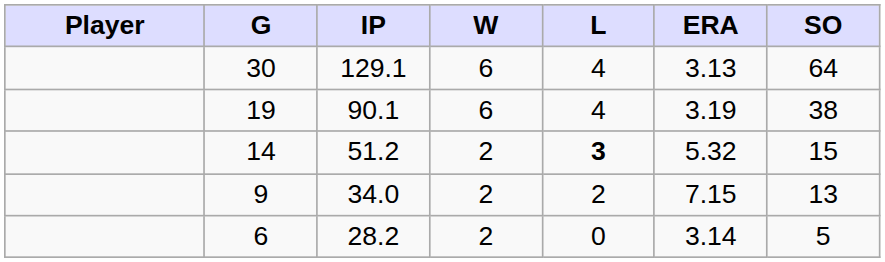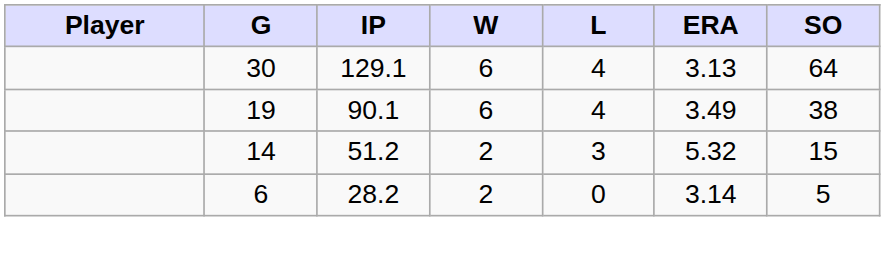(711, 109) 3.19 -> (711, 109) 3.49
(598, 151) bold -> (598, 151) normal
- row: (261, 194)
